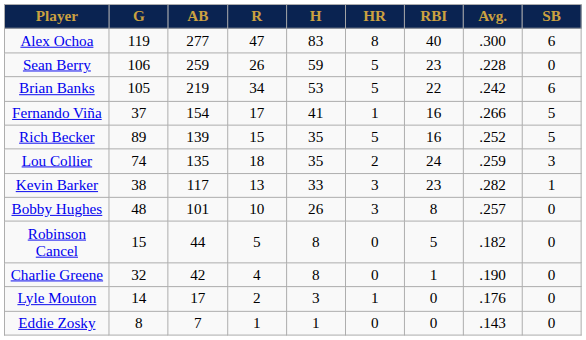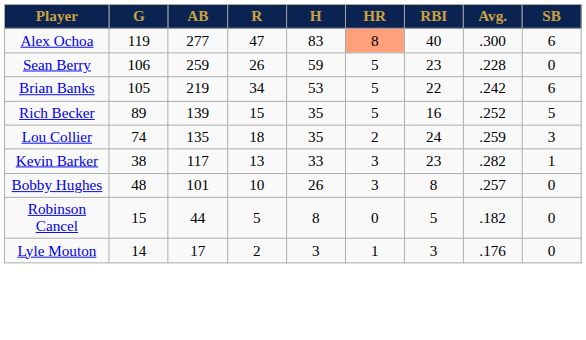(375, 40) no background -> (375, 40) lightsalmon background
- row: (57, 112)
- row: (57, 274)
(434, 298) 0 -> (434, 250) 3
- row: (57, 322)
